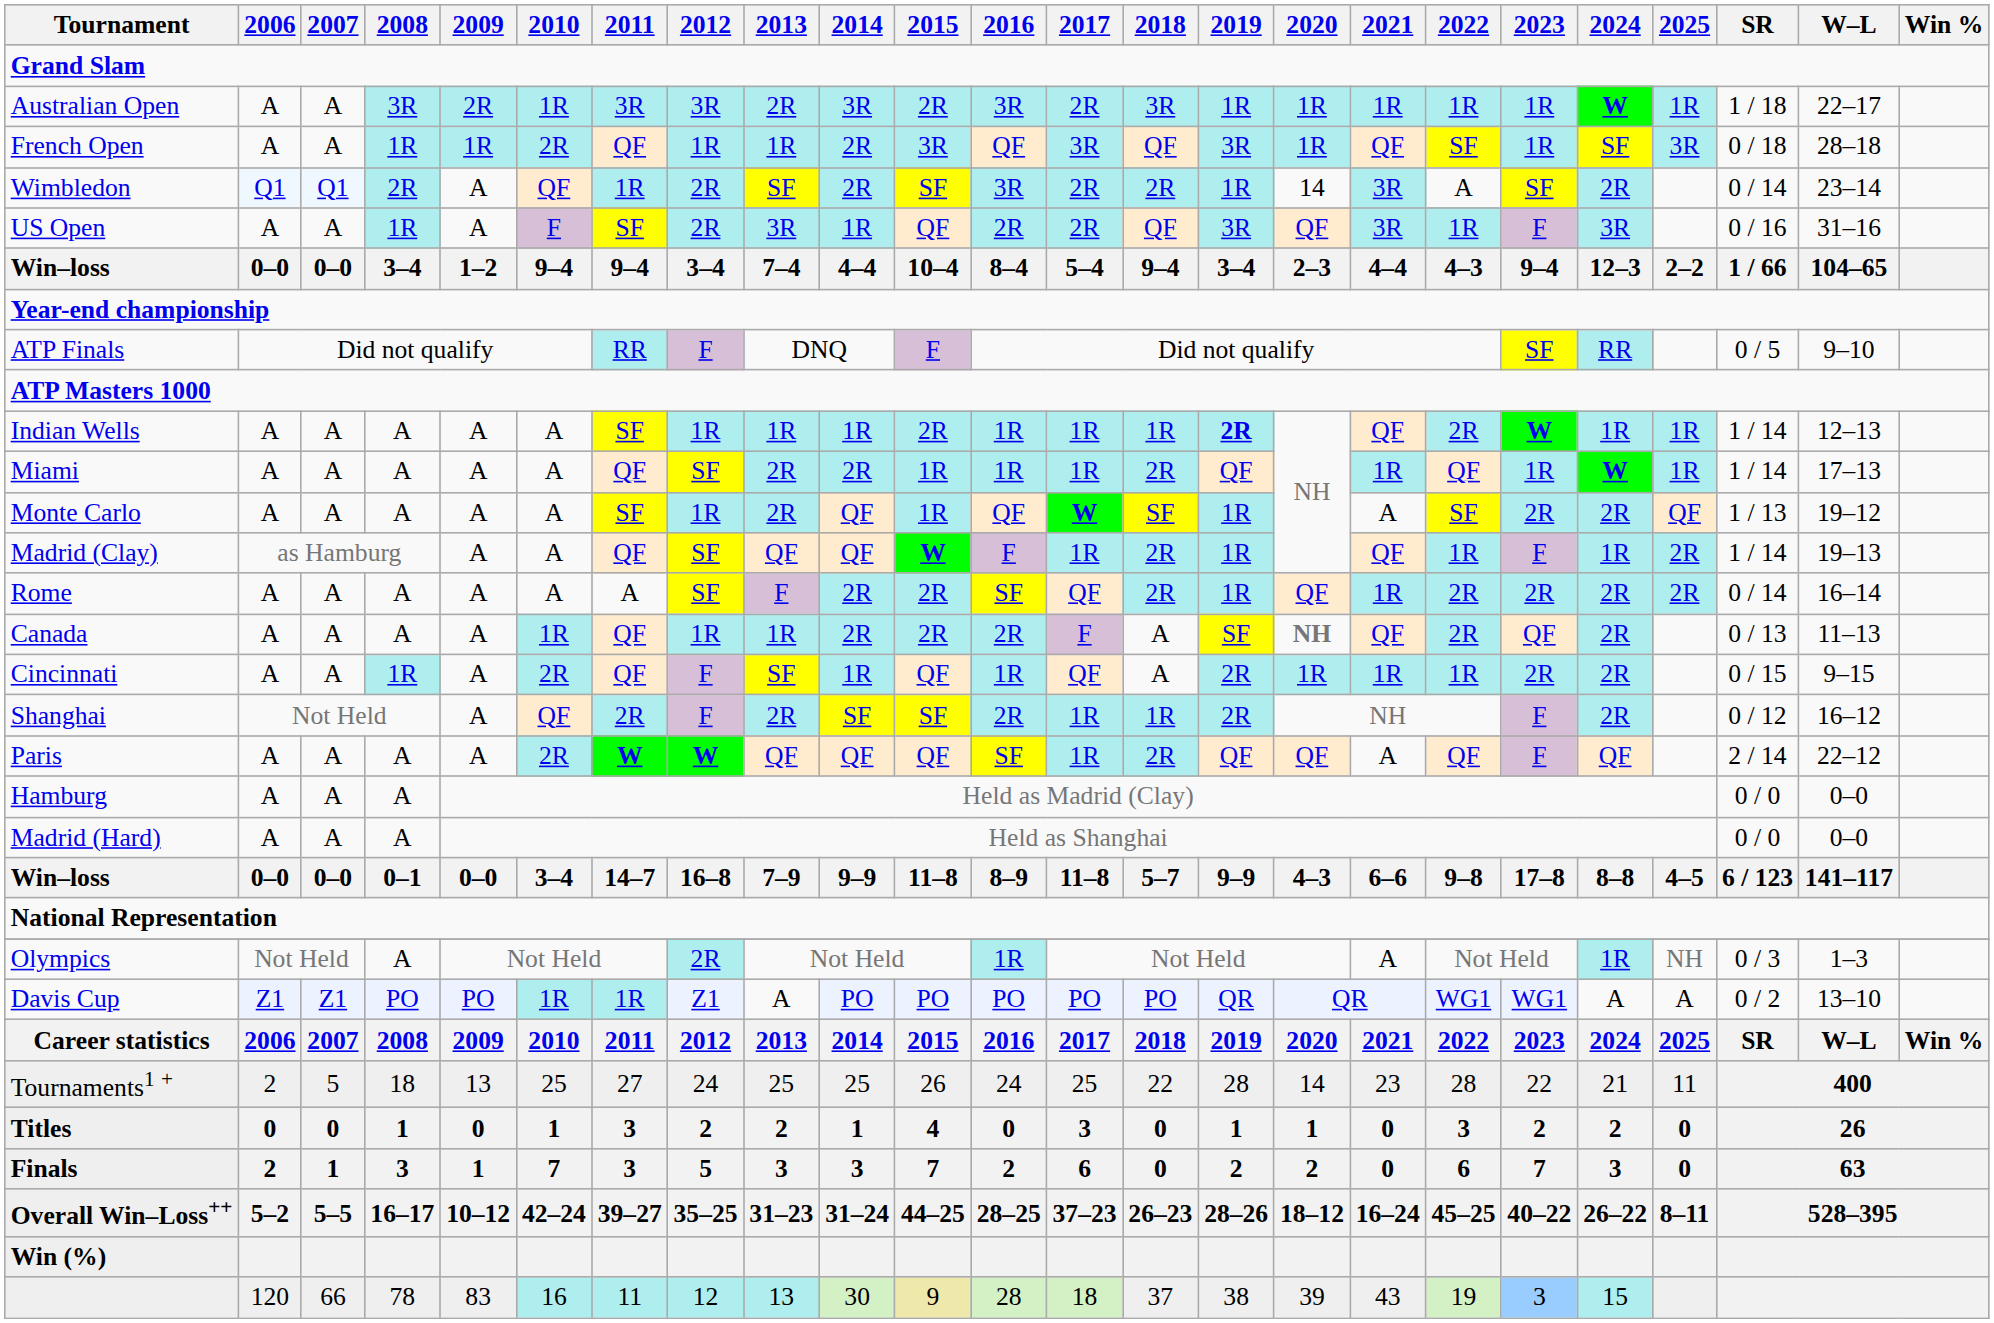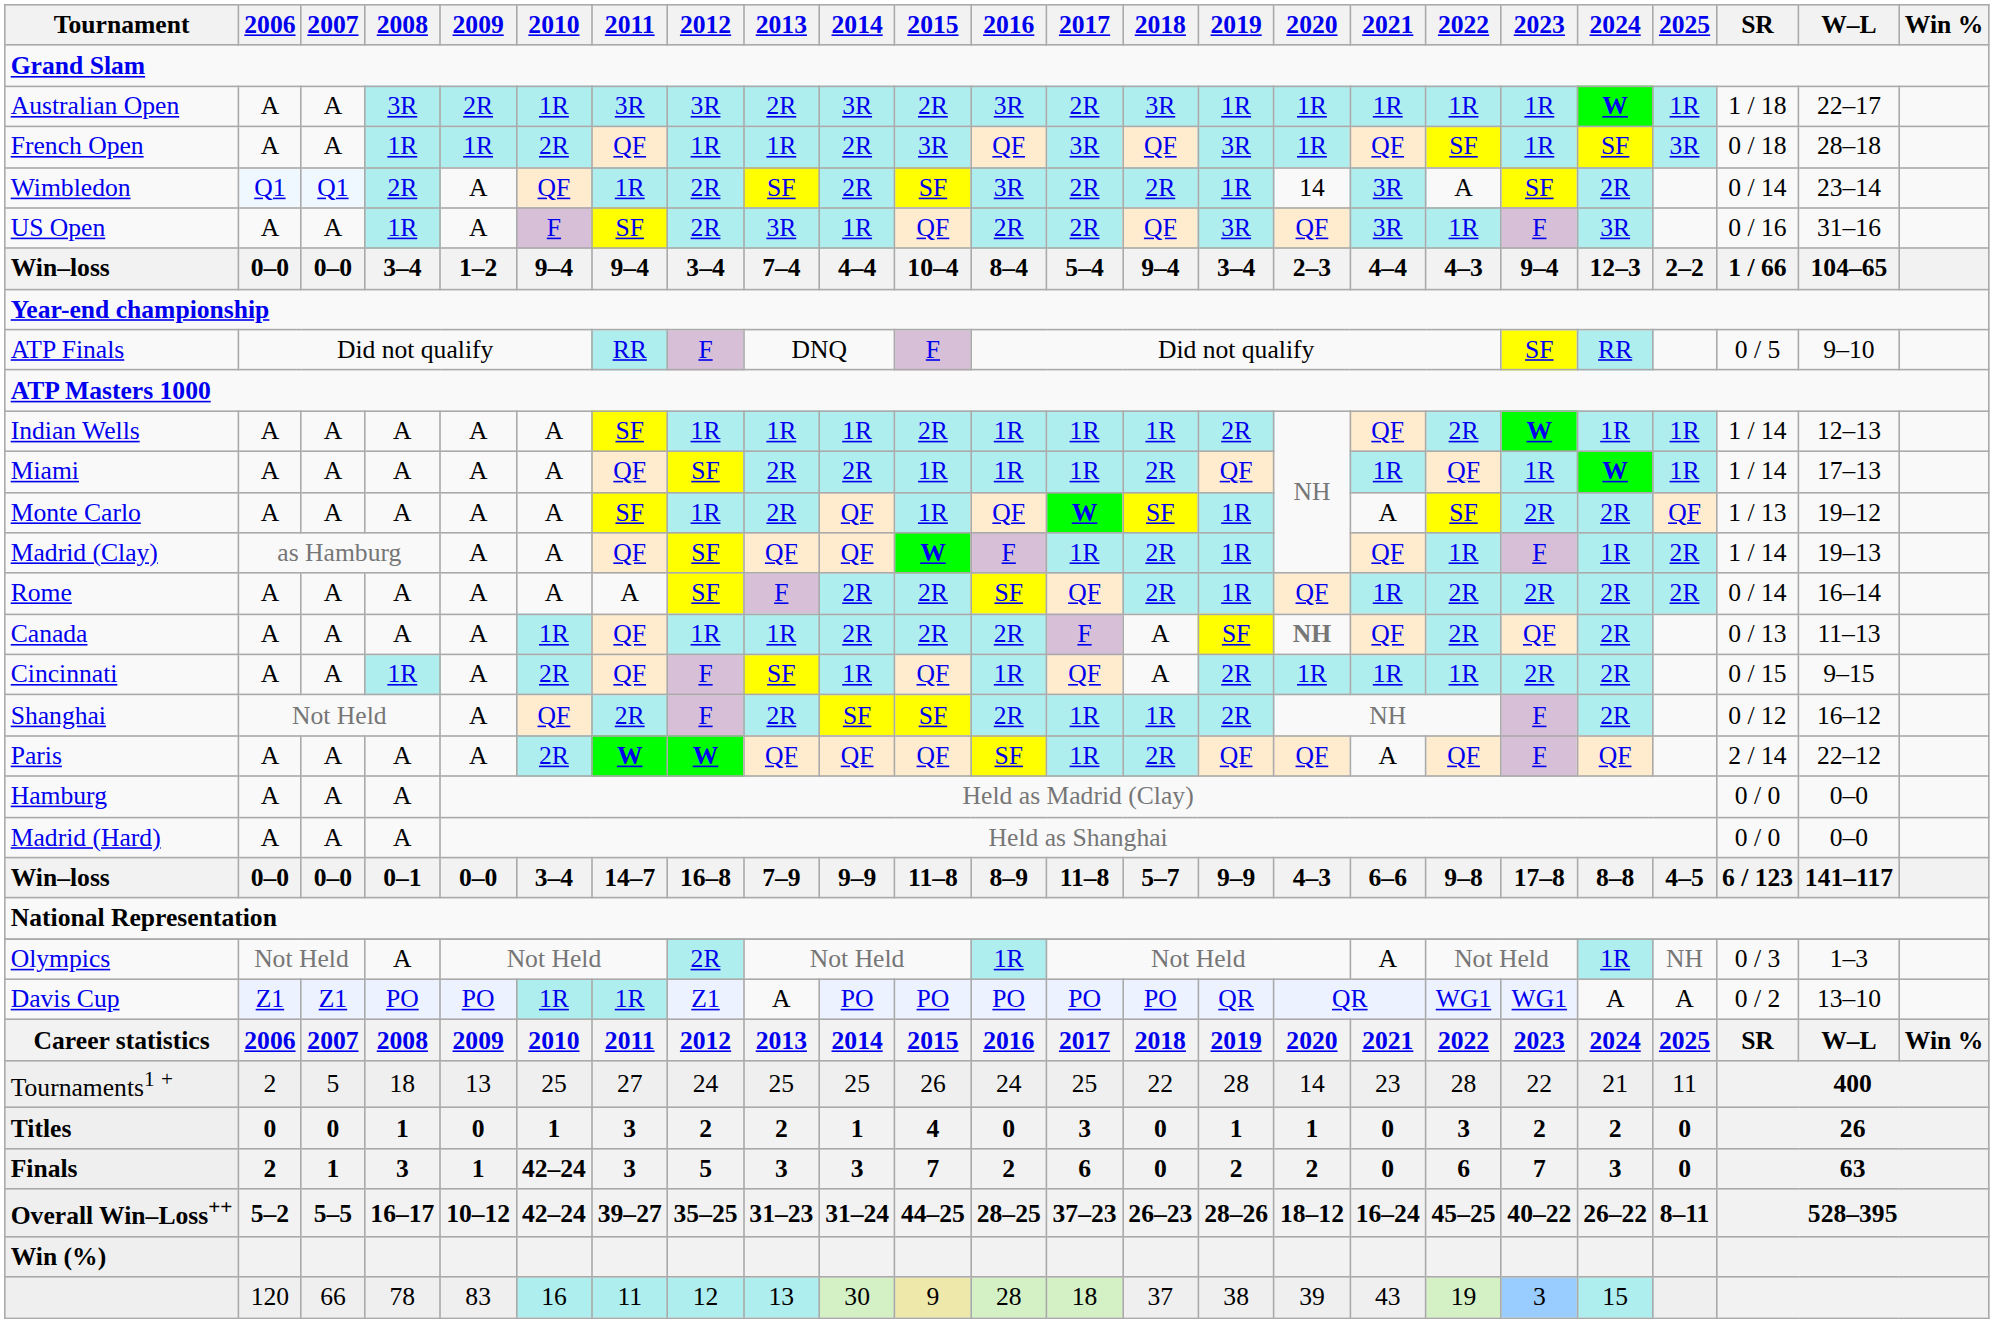(1236, 430) bold -> (1236, 430) normal
(554, 1168) 7 -> (554, 1168) 42–24
